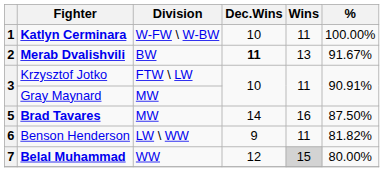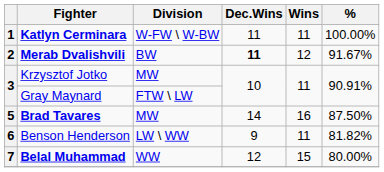(254, 34) 10 -> (254, 34) 11
(304, 55) 13 -> (304, 55) 12
(164, 75) FTW \ LW -> (147, 75) MW
(147, 95) MW -> (164, 95) FTW \ LW
(304, 156) lightgrey background -> (304, 156) no background
